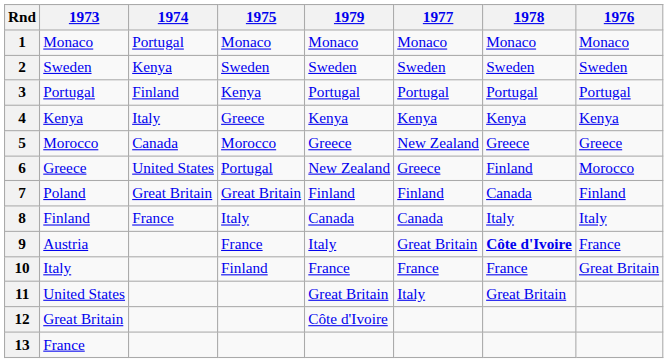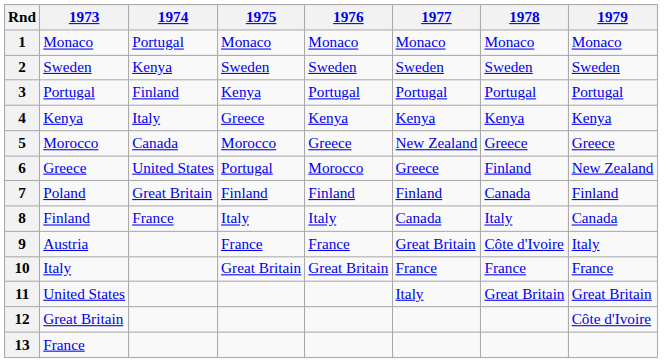columns swapped: (619, 17) <-> (349, 17)
(261, 193) Great Britain -> (244, 193) Finland
(529, 244) bold -> (524, 244) normal
(244, 269) Finland -> (261, 269) Great Britain
